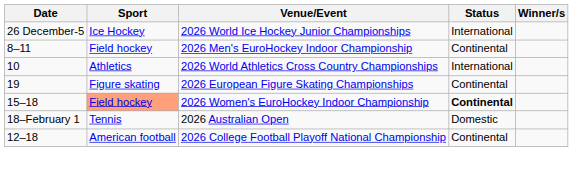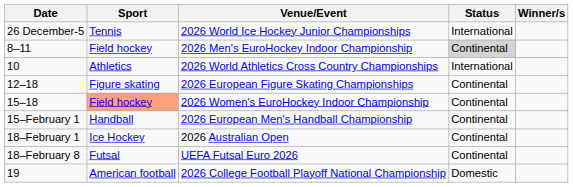(117, 31) Ice Hockey -> (105, 31) Tennis
(480, 48) no background -> (480, 48) lightgrey background
(13, 84) 19 -> (23, 84) 12–18
(482, 102) bold -> (480, 102) normal
+ row: (297, 119)
(105, 119) Tennis -> (117, 137) Ice Hockey
(475, 119) Domestic -> (480, 137) Continental
+ row: (240, 155)
(23, 137) 12–18 -> (13, 173) 19
(480, 137) Continental -> (475, 173) Domestic
